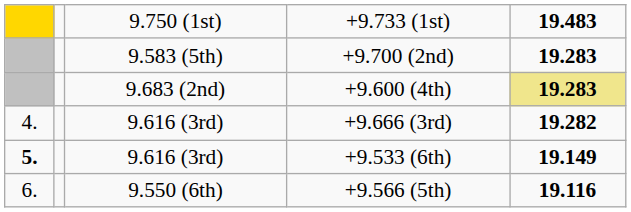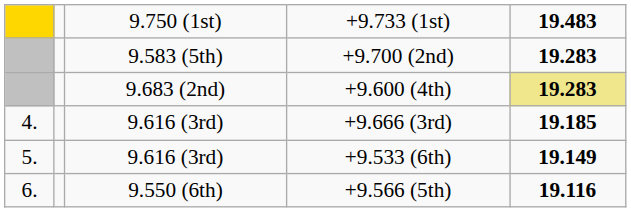(568, 122) 19.282 -> (568, 122) 19.185
(30, 156) bold -> (30, 156) normal
